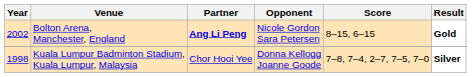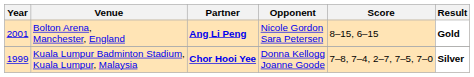(18, 33) 2002 -> (18, 33) 2001
(18, 60) 1998 -> (18, 60) 1999
(221, 60) normal -> (223, 60) bold
